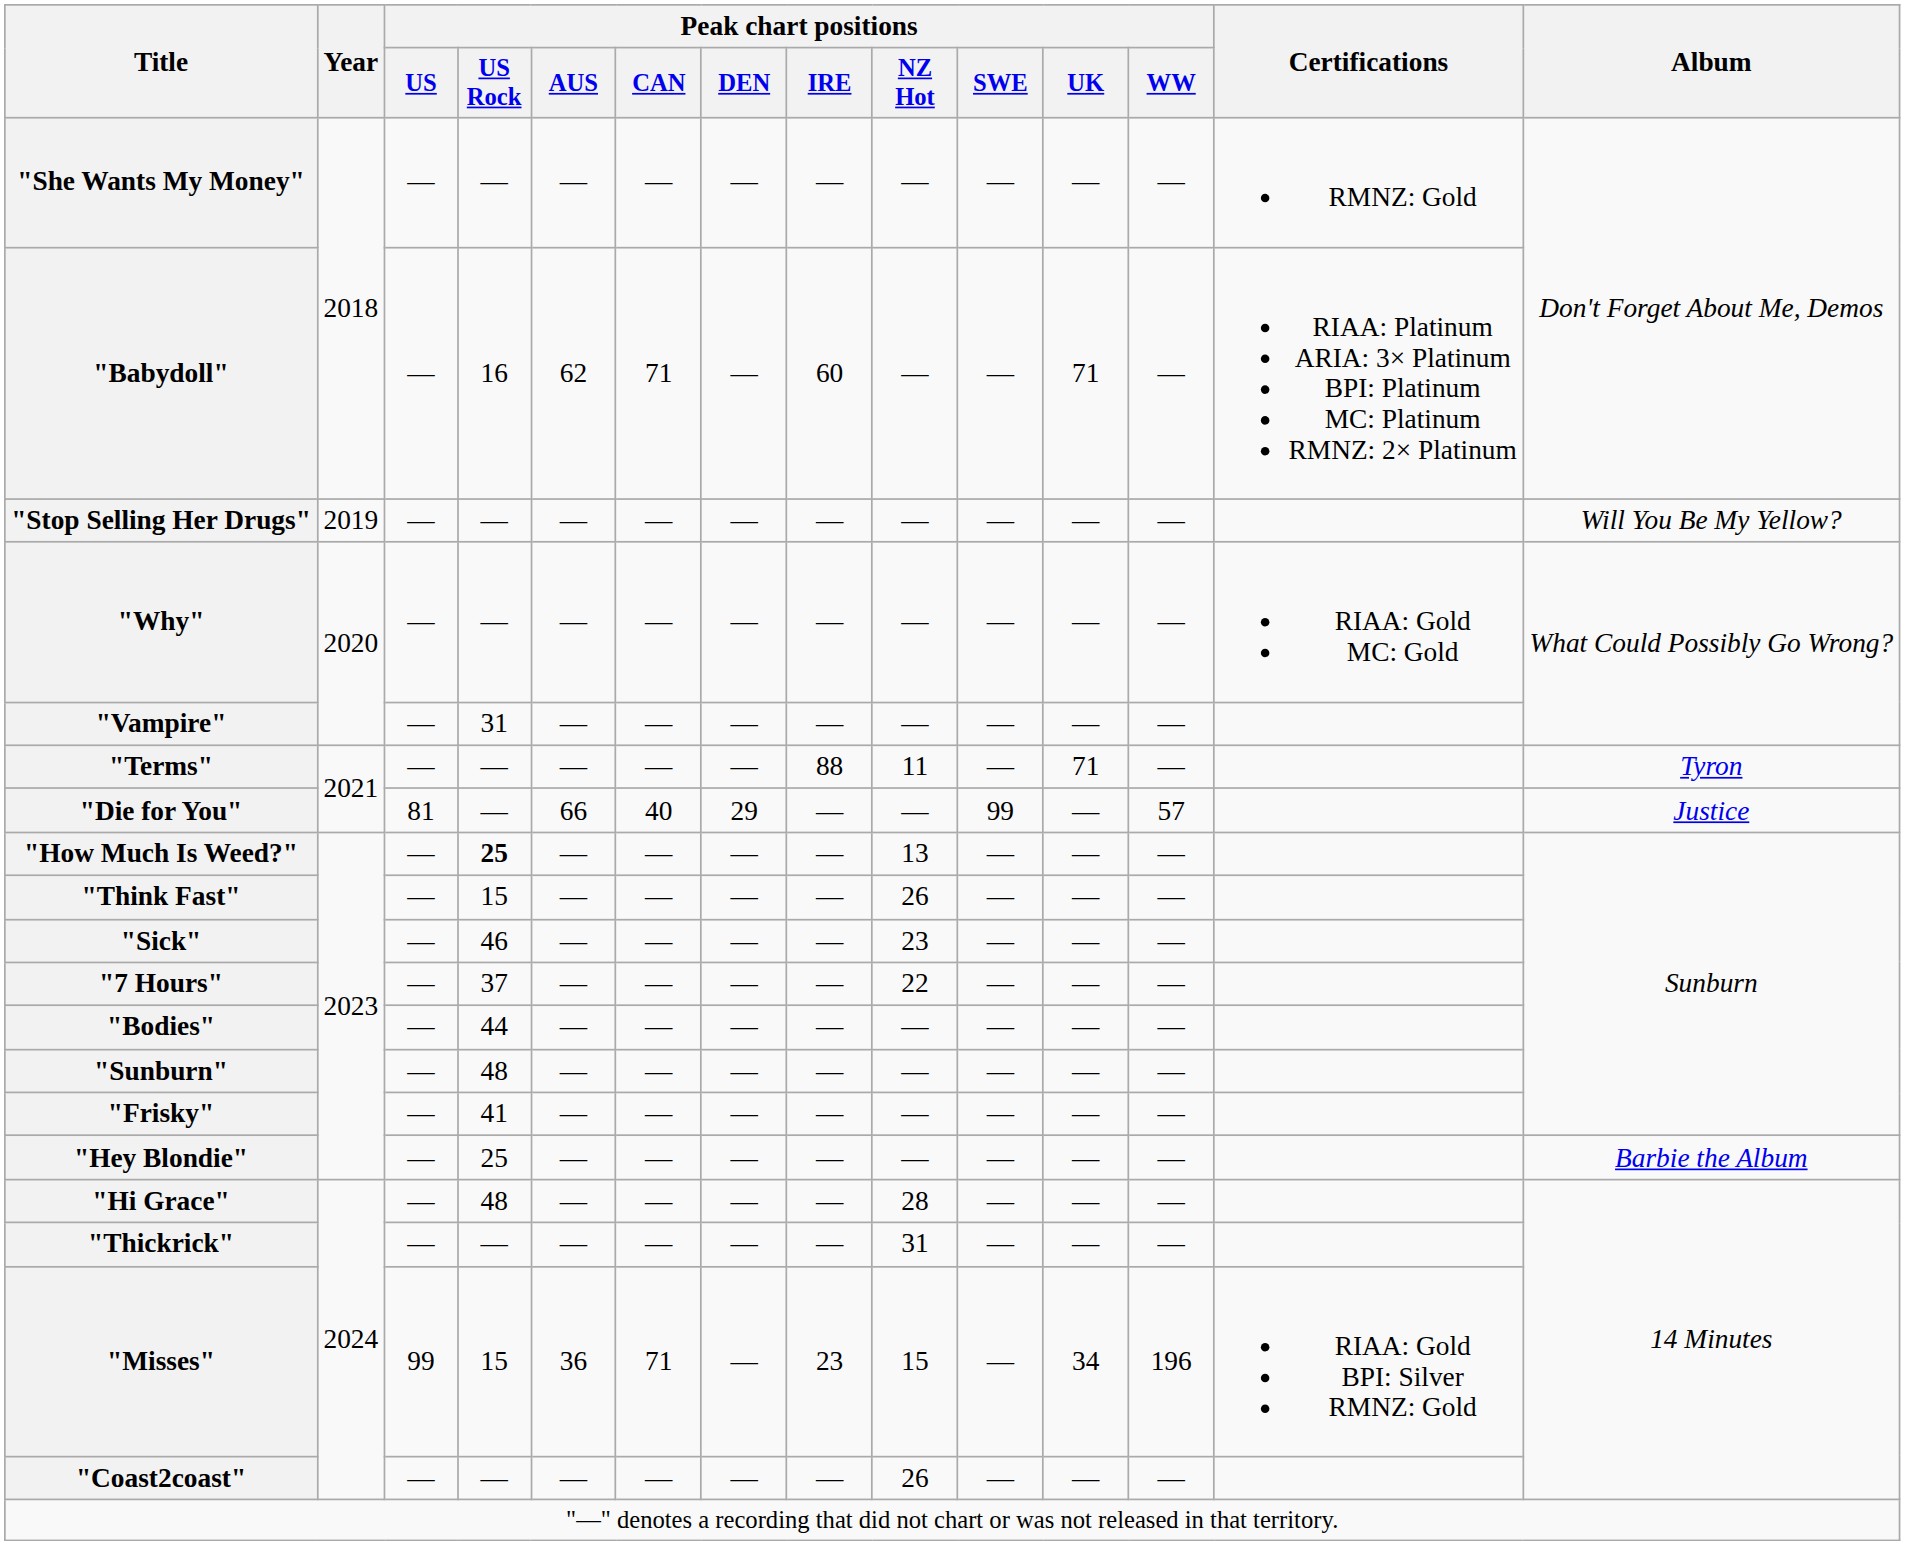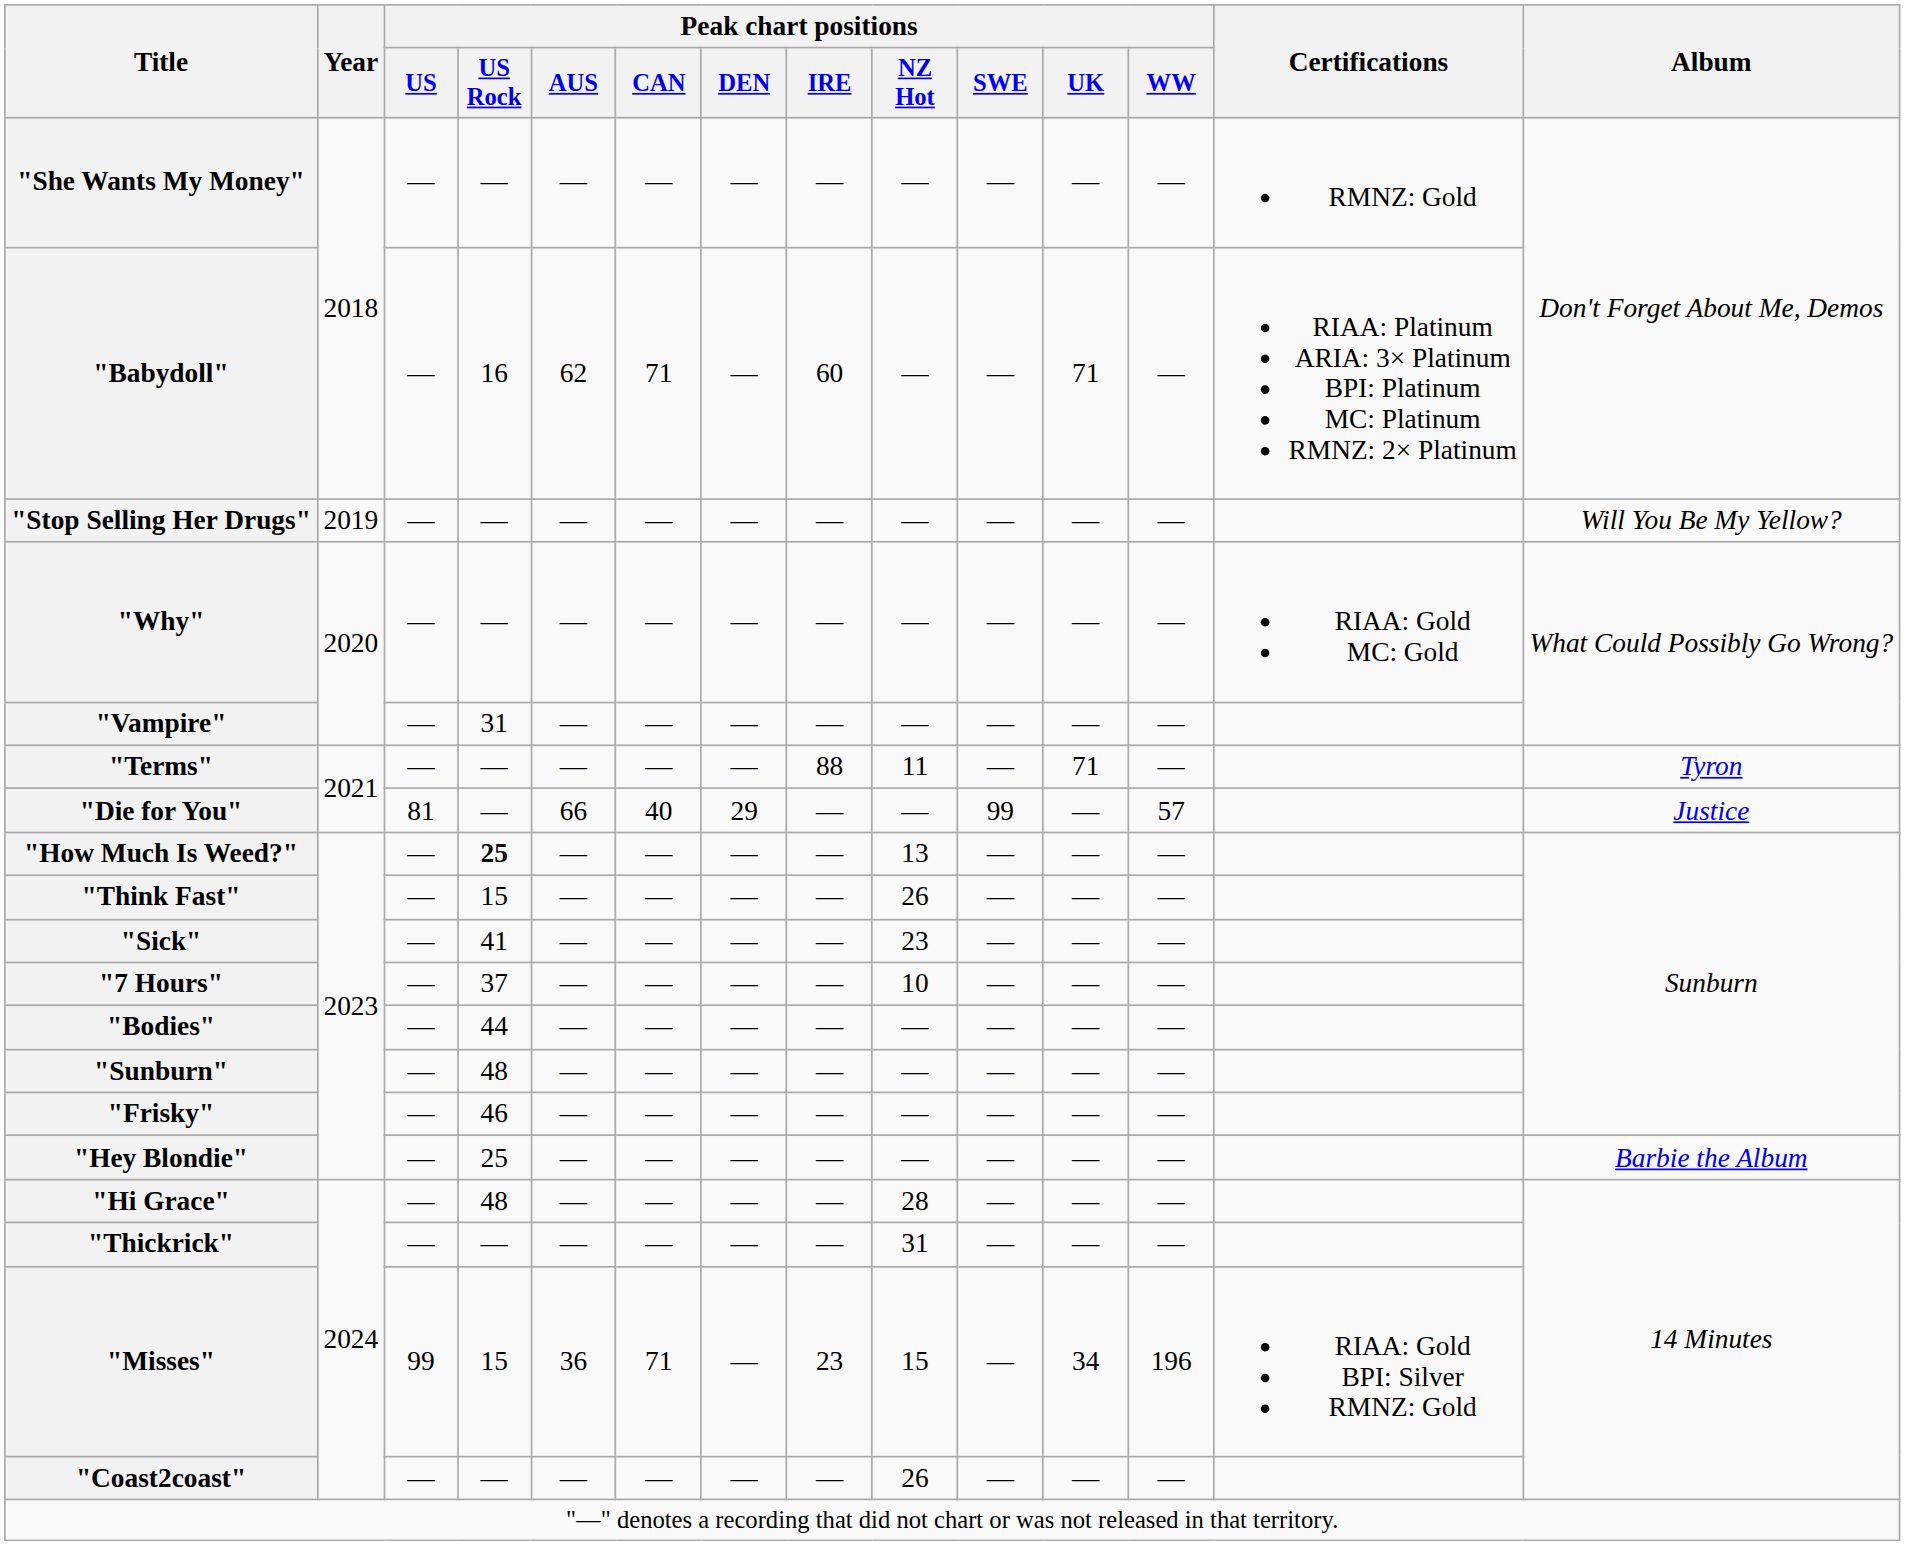(494, 940) 46 -> (494, 940) 41
(915, 983) 22 -> (915, 983) 10
(494, 1113) 41 -> (494, 1113) 46
